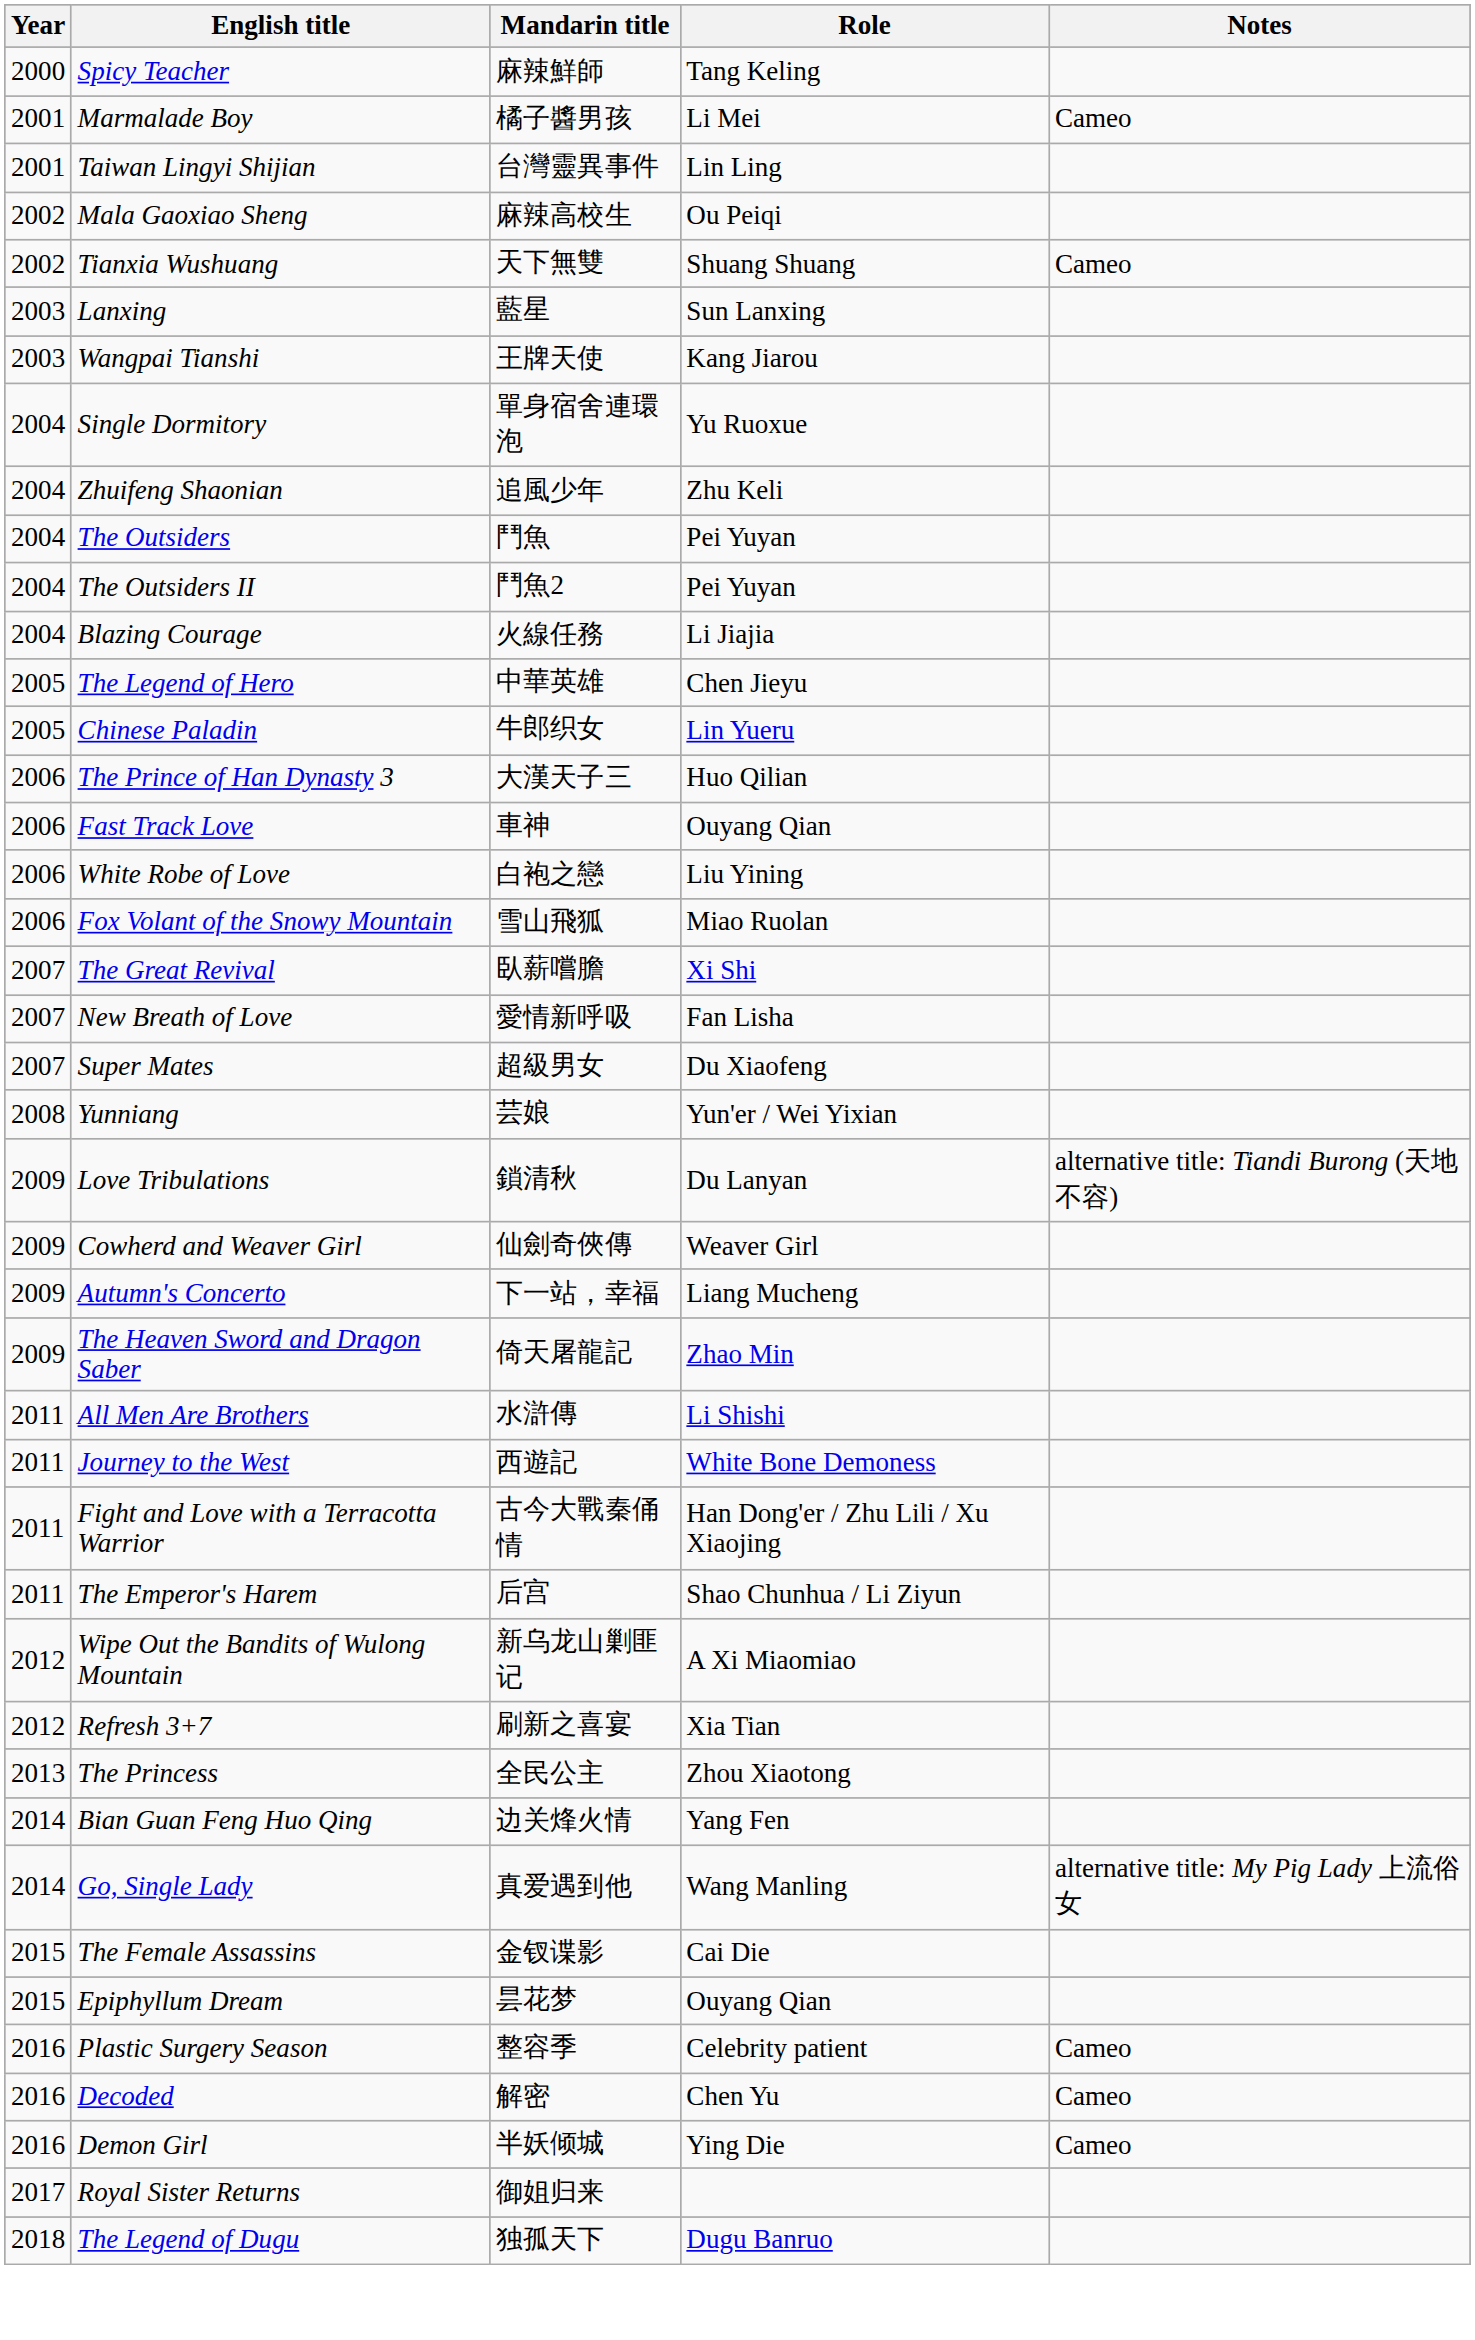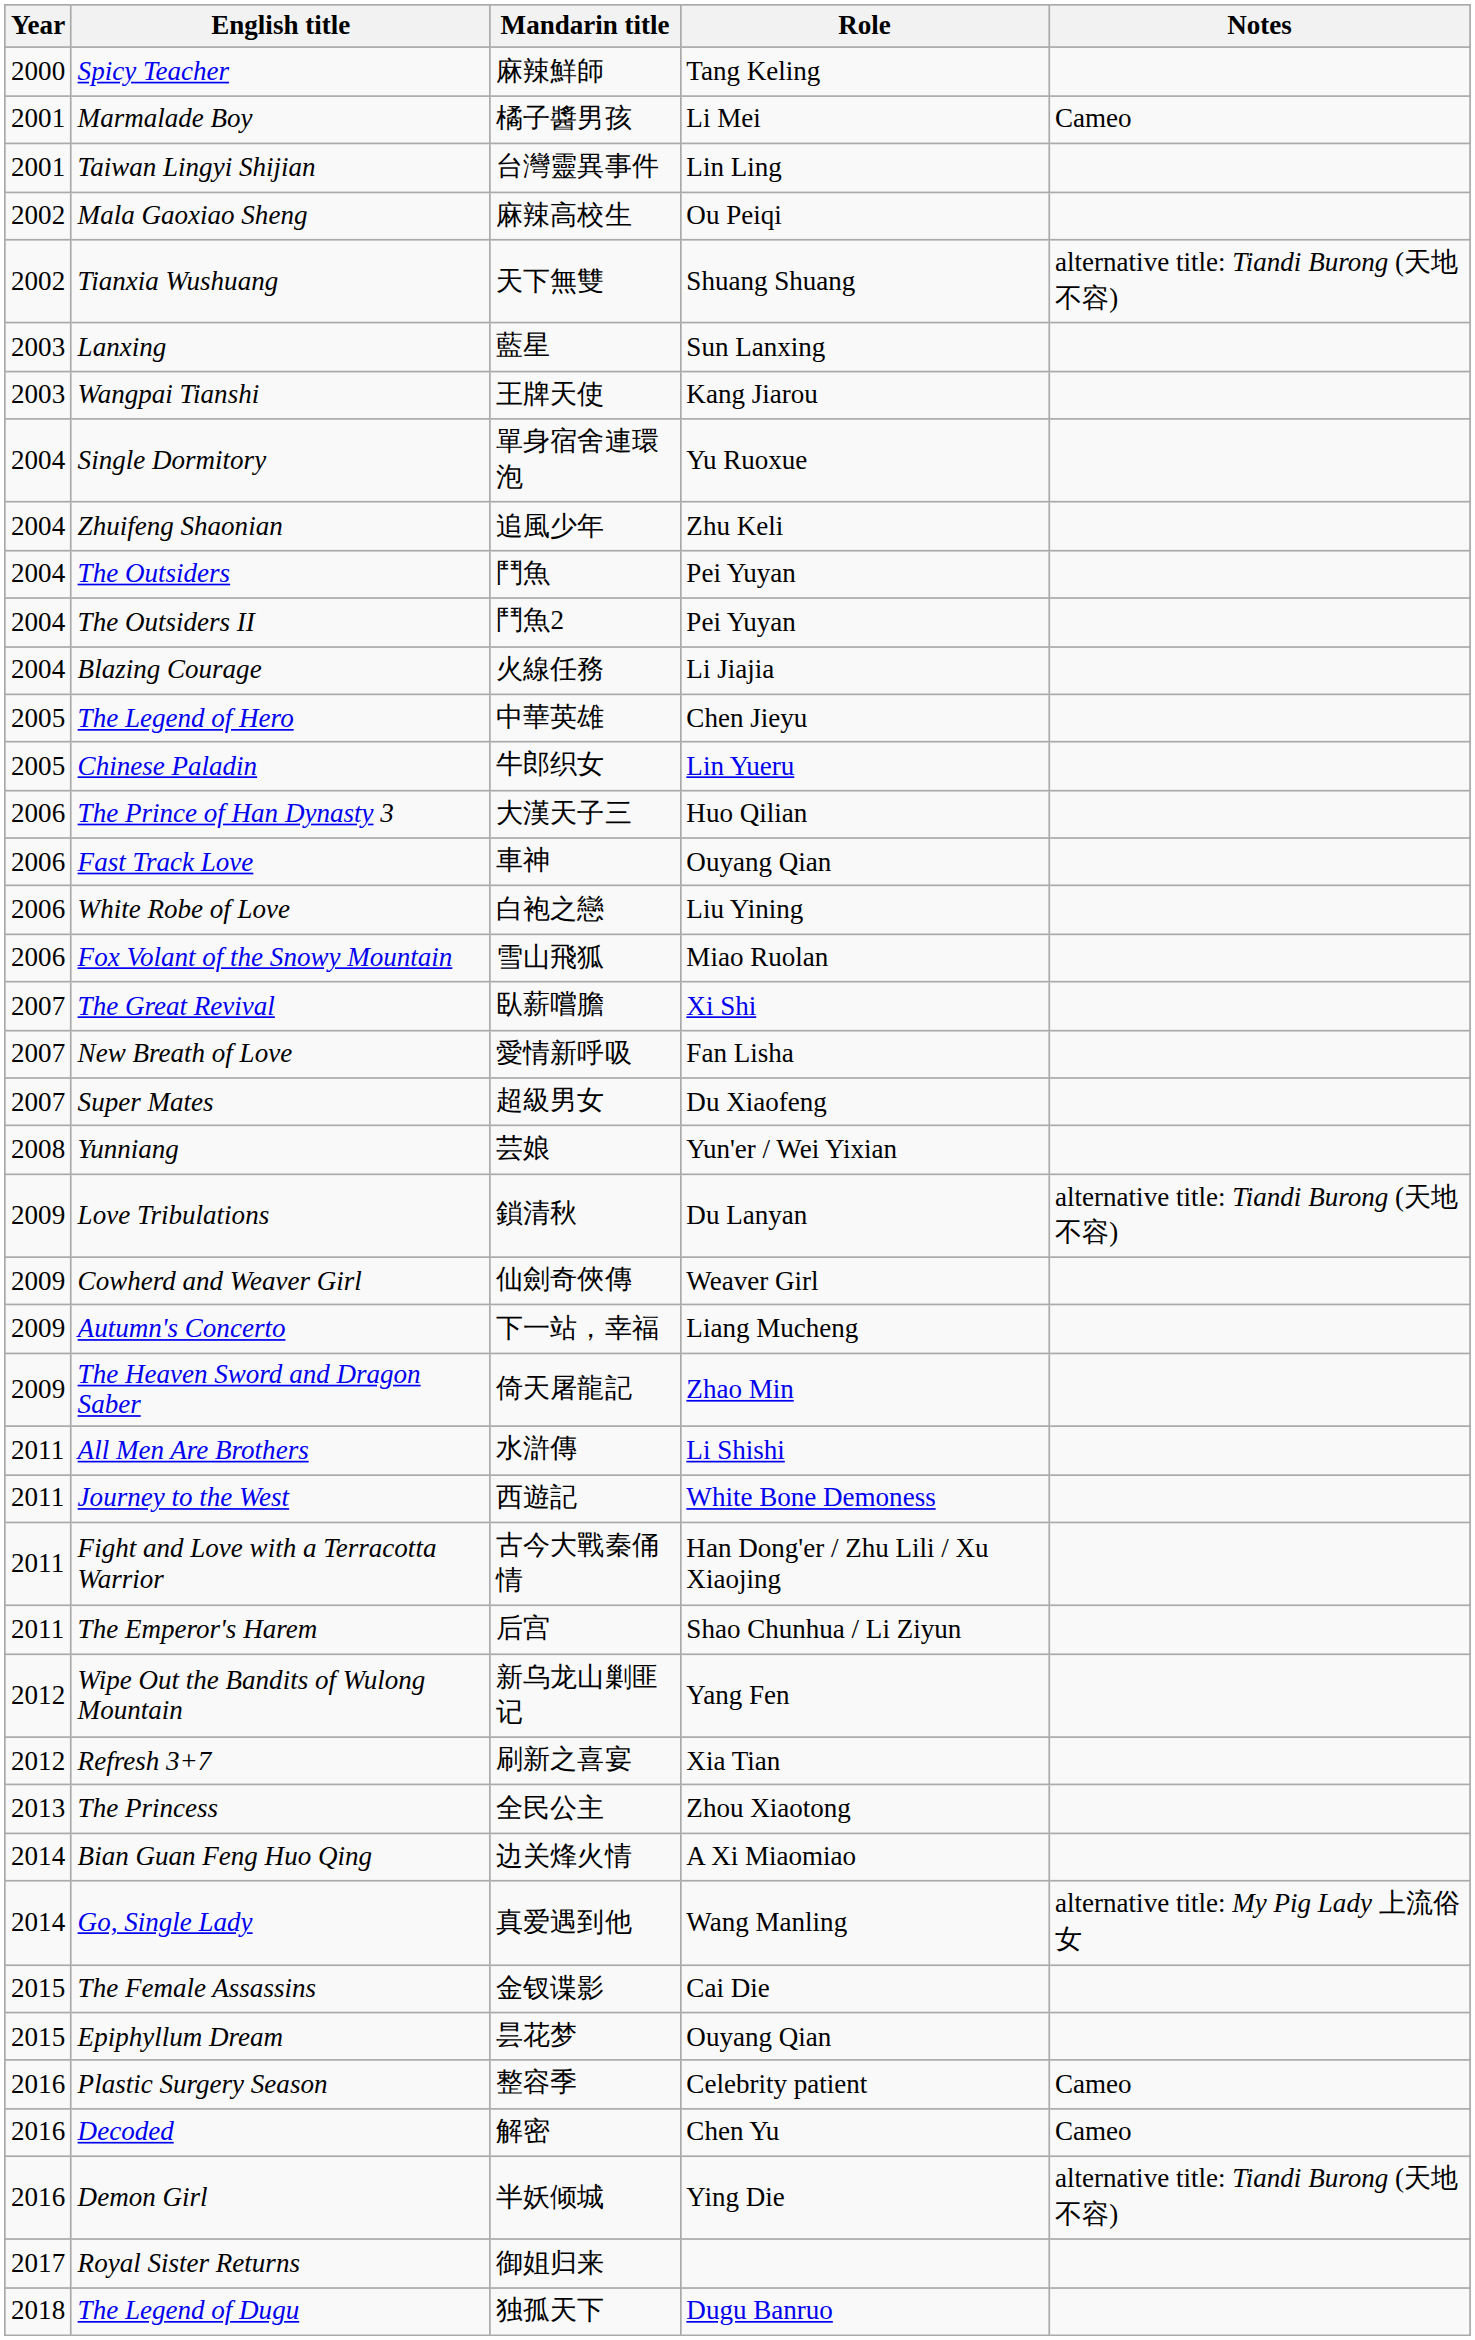(1093, 263) Cameo -> (1257, 280) alternative title: Tiandi Burong (天地不容)
(771, 1659) A Xi Miaomiao -> (738, 1695) Yang Fen
(738, 1821) Yang Fen -> (771, 1856) A Xi Miaomiao
(1093, 2144) Cameo -> (1257, 2196) alternative title: Tiandi Burong (天地不容)
